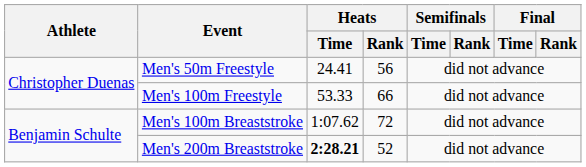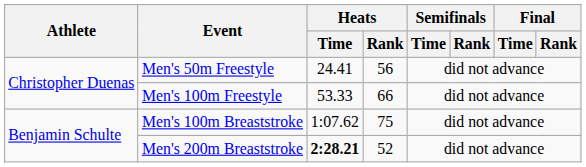(385, 122) 72 -> (385, 122) 75
